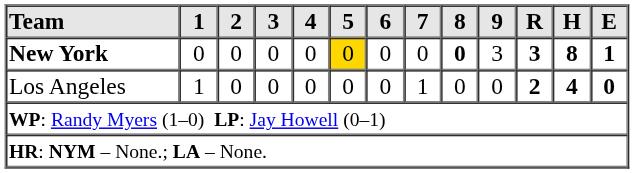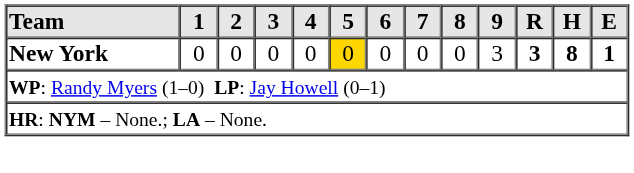(460, 53) bold -> (460, 53) normal
- row: (67, 86)
